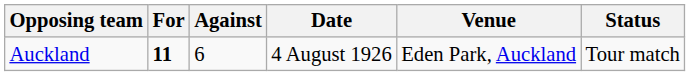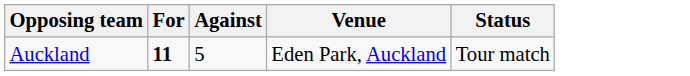- column: (332, 20)
(199, 53) 6 -> (199, 53) 5
